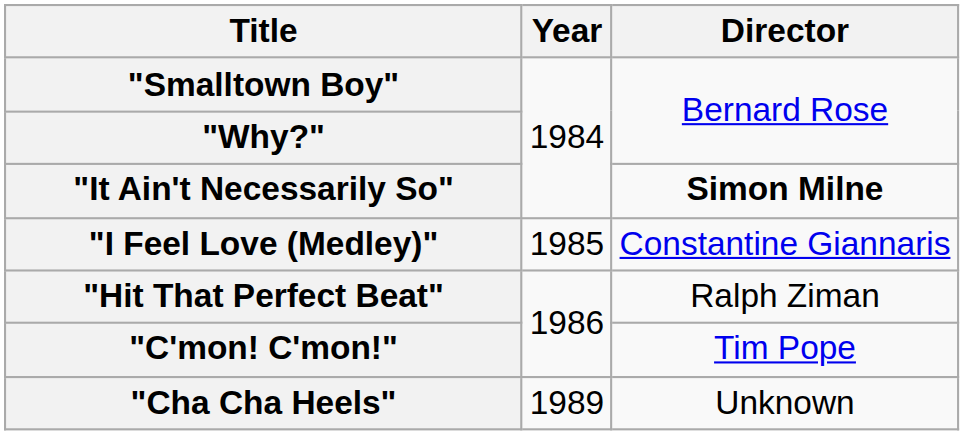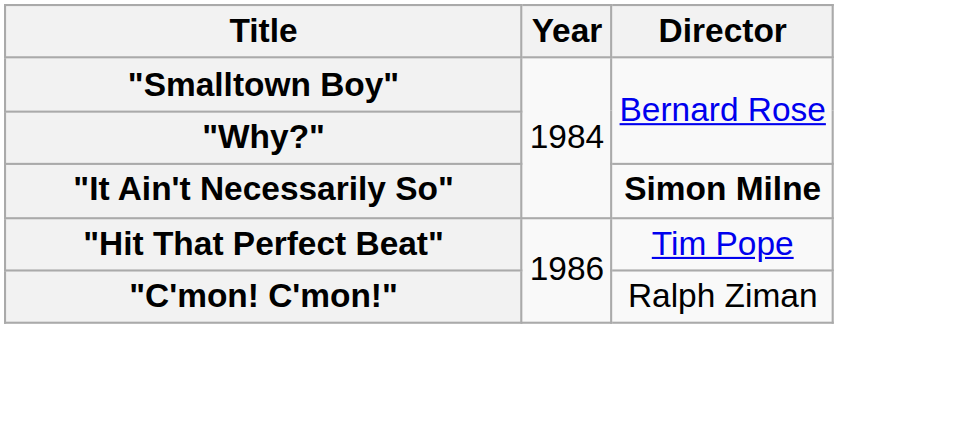- row: (264, 243)
(785, 296) Ralph Ziman -> (723, 243) Tim Pope
(785, 349) Tim Pope -> (723, 296) Ralph Ziman
- row: (264, 402)
